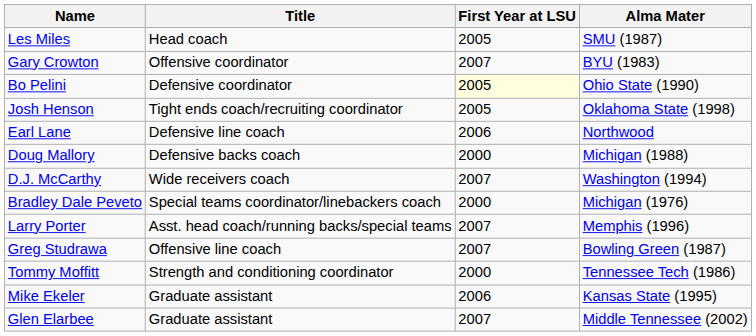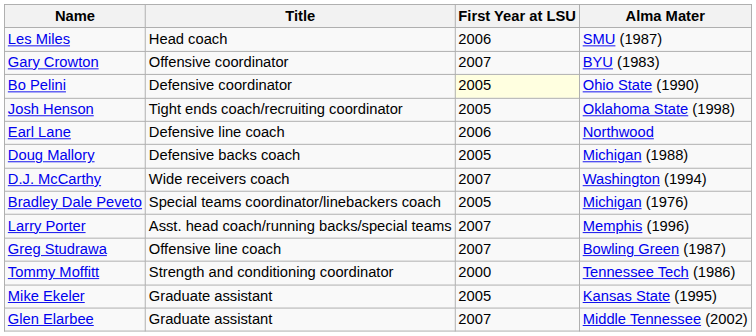(475, 39) 2005 -> (475, 39) 2006
(475, 156) 2000 -> (475, 156) 2005
(475, 202) 2000 -> (475, 202) 2005
(475, 296) 2006 -> (475, 296) 2005
